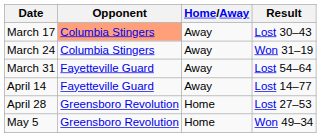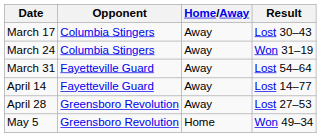(107, 31) lightsalmon background -> (107, 31) no background
(200, 104) Home -> (198, 104) Away
